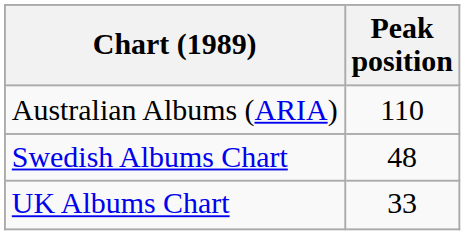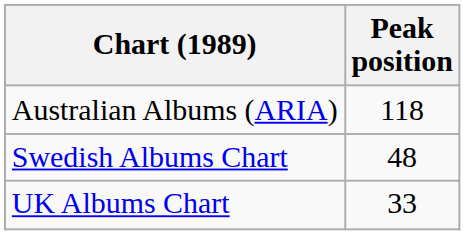(402, 109) 110 -> (402, 109) 118
